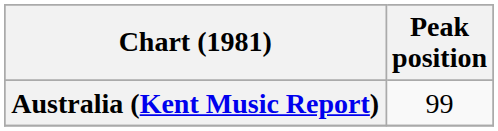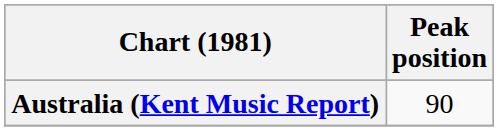(440, 102) 99 -> (440, 102) 90
